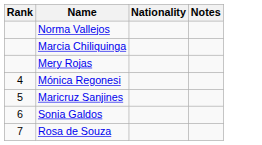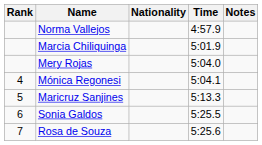+ column: (206, 13)
